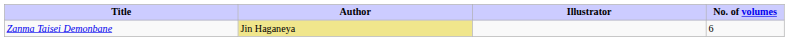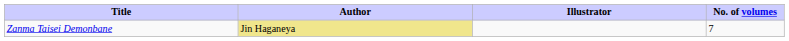(711, 28) 6 -> (711, 28) 7
